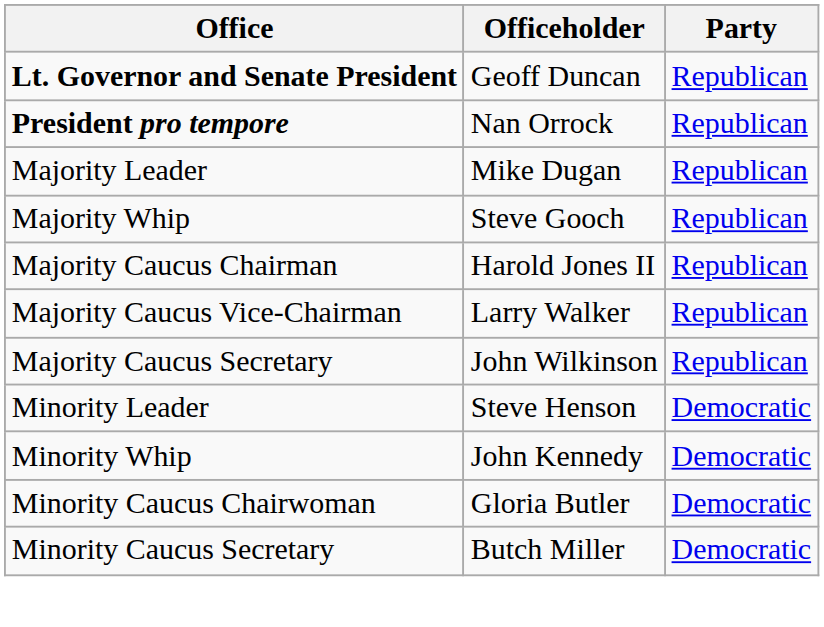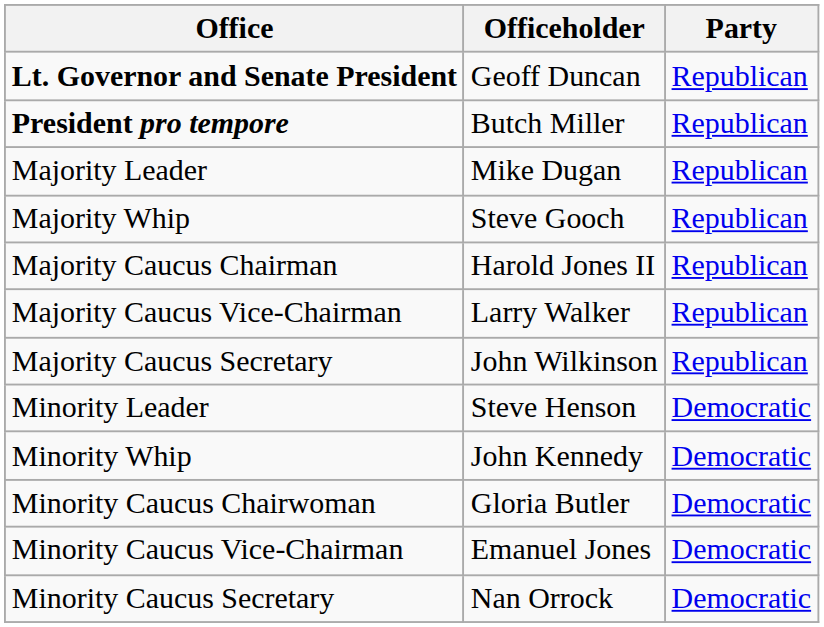(542, 123) Nan Orrock -> (548, 123) Butch Miller
+ row: (208, 550)
(548, 550) Butch Miller -> (542, 597) Nan Orrock
